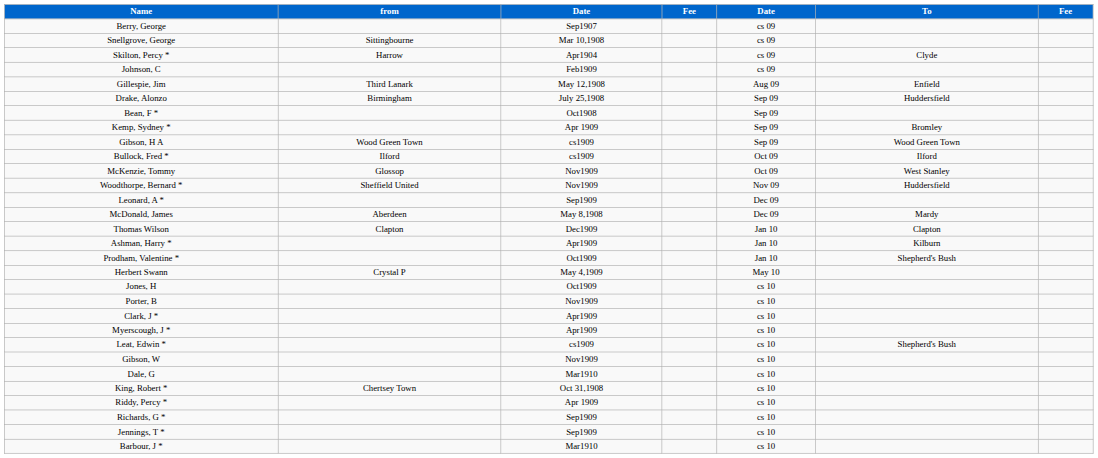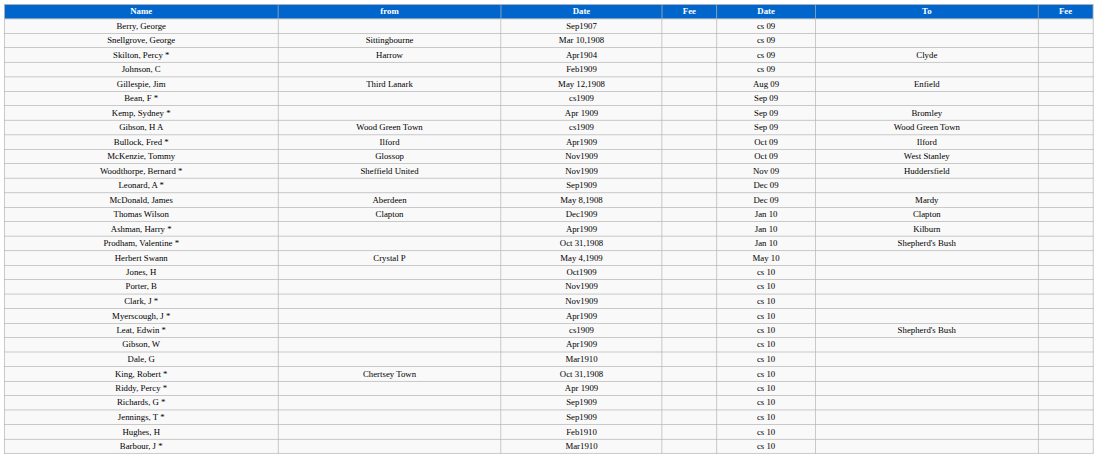- row: (141, 99)
(581, 113) Oct1908 -> (581, 99) cs1909
(581, 157) cs1909 -> (581, 142) Apr1909
(581, 258) Oct1909 -> (581, 243) Oct 31,1908
(581, 316) Apr1909 -> (581, 301) Nov1909
(581, 359) Nov1909 -> (581, 345) Apr1909
+ row: (141, 432)
